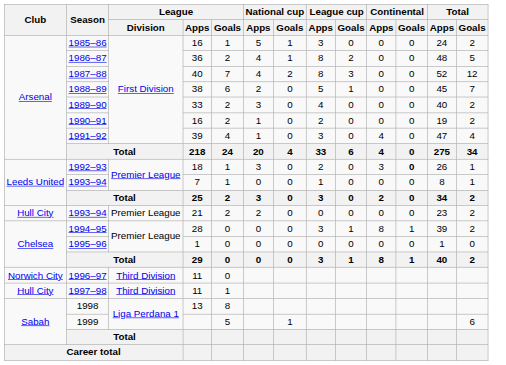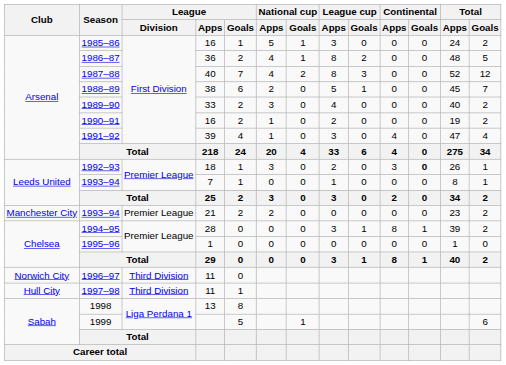(35, 213) Hull City -> (42, 213) Manchester City
